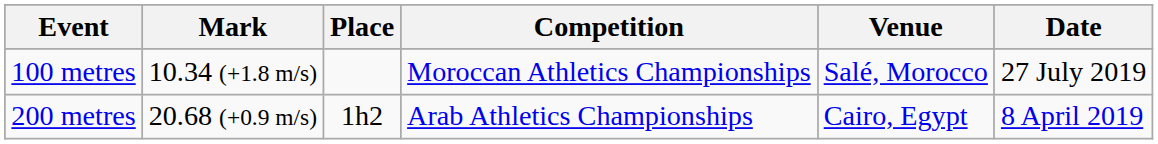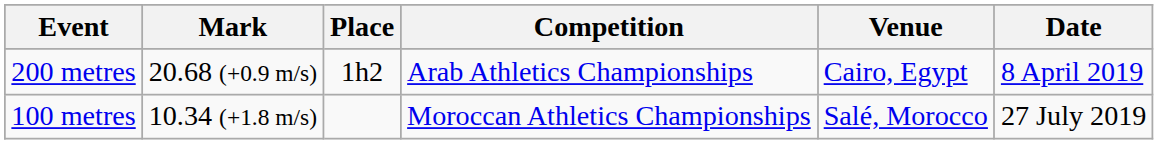rows swapped: (74, 71) <-> (74, 116)
